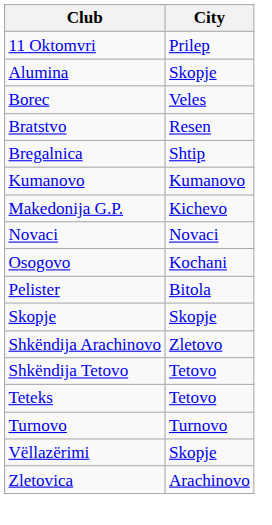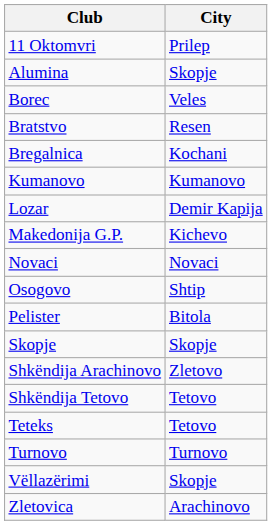(187, 153) Shtip -> (198, 153) Kochani
+ row: (28, 208)
(198, 262) Kochani -> (187, 289) Shtip
